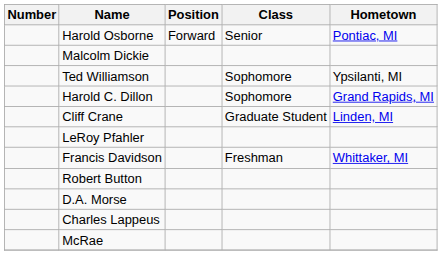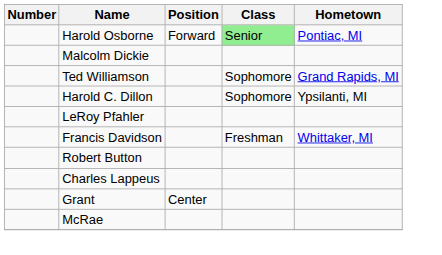(244, 35) no background -> (244, 35) lightgreen background
(367, 76) Ypsilanti, MI -> (348, 76) Grand Rapids, MI
(383, 97) Grand Rapids, MI -> (332, 97) Ypsilanti, MI
- row: (93, 117)
- row: (94, 199)
+ row: (78, 199)
